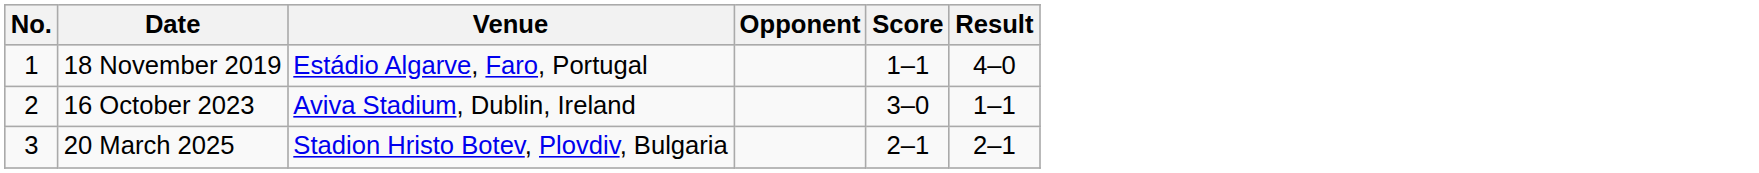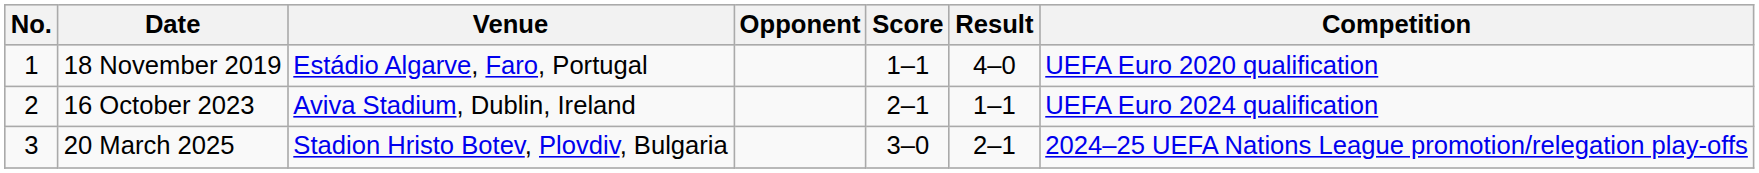+ column: (1397, 24)
(908, 106) 3–0 -> (908, 106) 2–1
(908, 146) 2–1 -> (908, 146) 3–0
